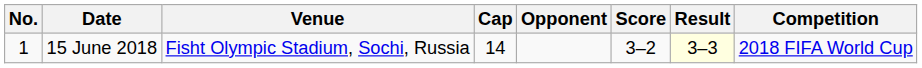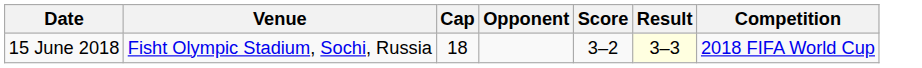- column: (23, 18)
(495, 47) 14 -> (457, 47) 18
